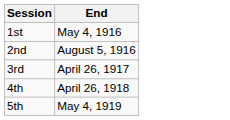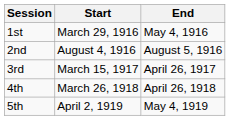+ column: (98, 13)
